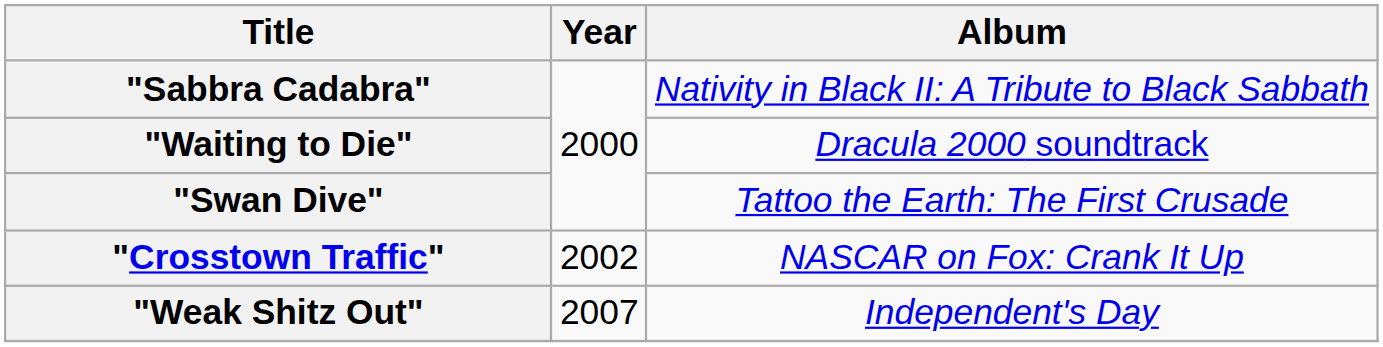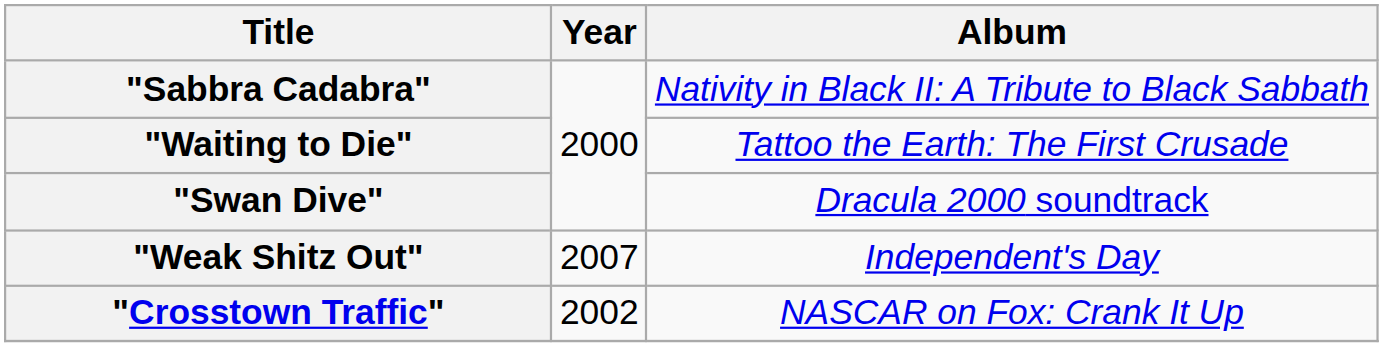(1012, 144) Dracula 2000 soundtrack -> (1012, 144) Tattoo the Earth: The First Crusade
(1012, 200) Tattoo the Earth: The First Crusade -> (1012, 200) Dracula 2000 soundtrack
rows swapped: (278, 256) <-> (278, 312)
